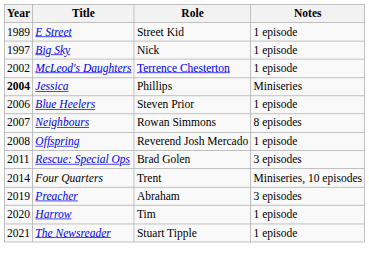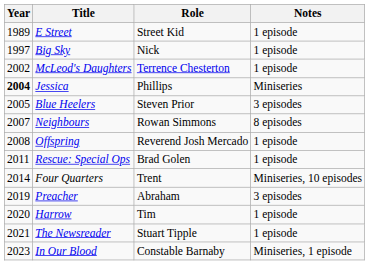(19, 104) 2006 -> (19, 104) 2005
(275, 104) 1 episode -> (278, 104) 3 episodes
(278, 159) 3 episodes -> (275, 159) 1 episode
+ row: (66, 251)
